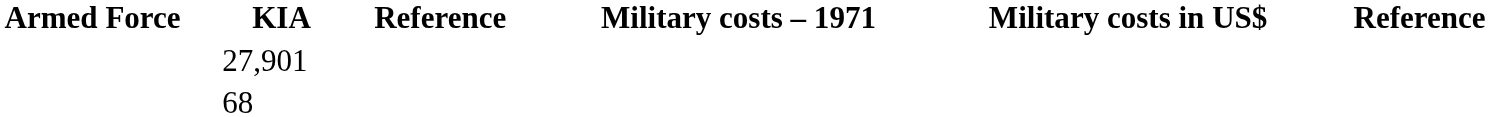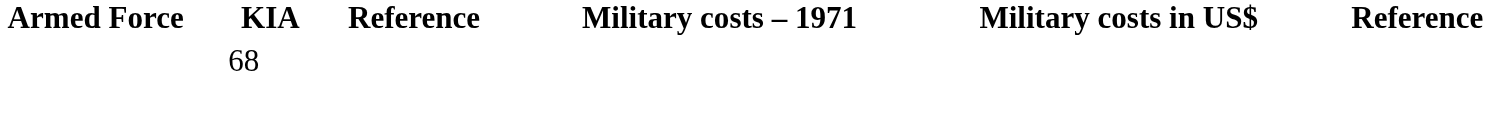- row: (265, 60)
